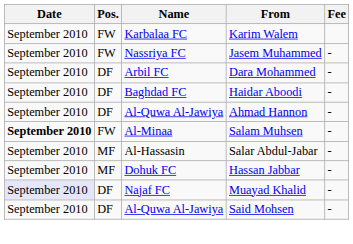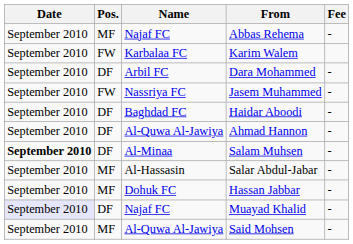+ row: (266, 33)
rows swapped: (272, 72) <-> (275, 53)
(106, 131) FW -> (105, 151) DF
(105, 209) DF -> (106, 229) MF
